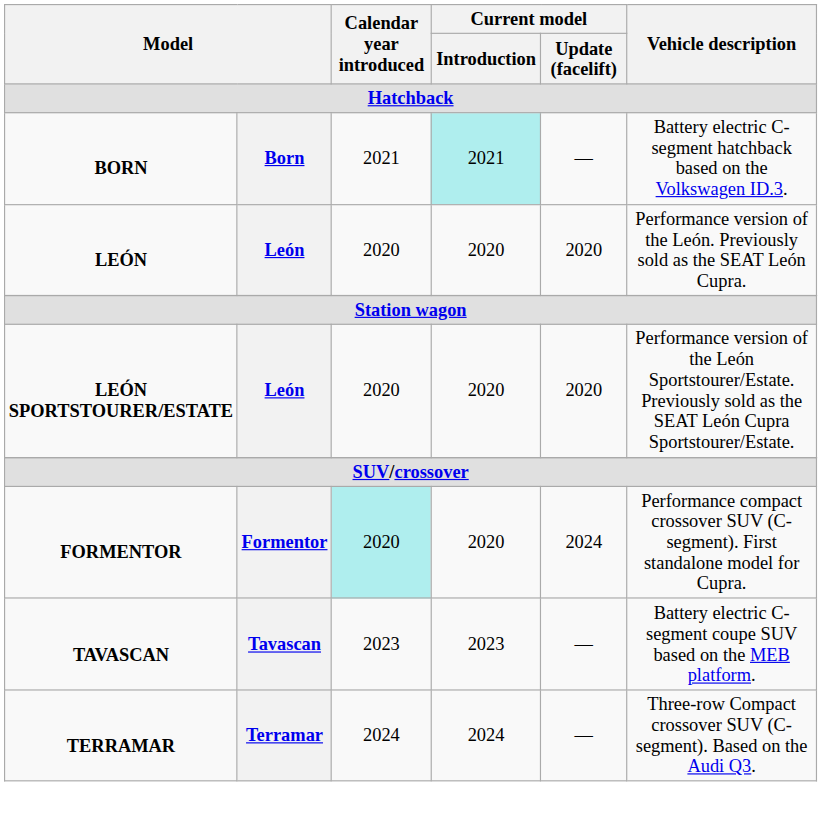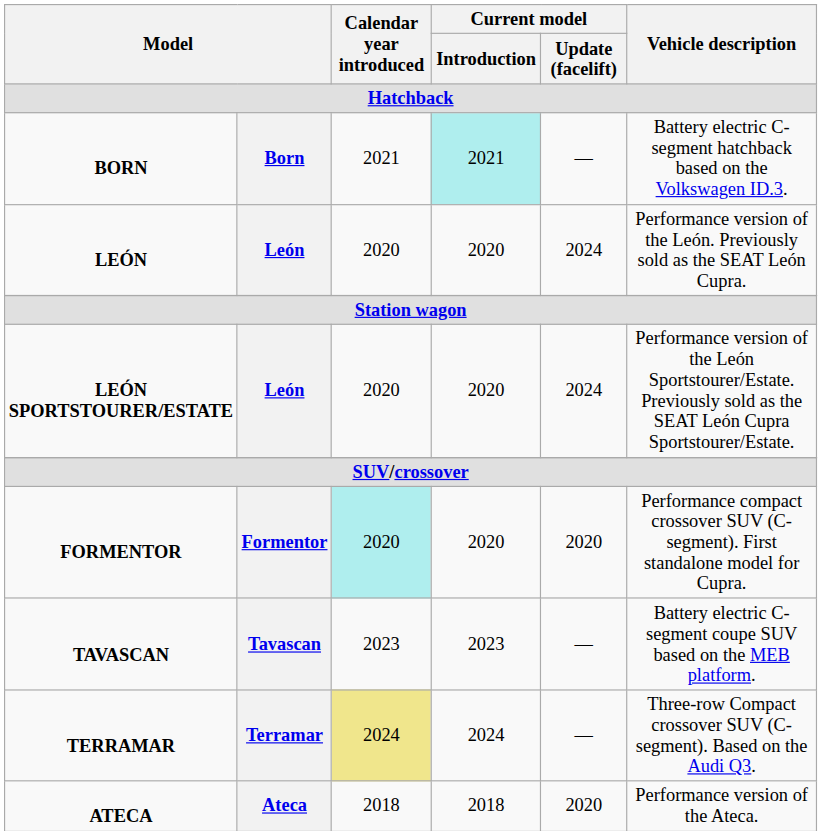(584, 249) 2020 -> (584, 249) 2024
(584, 390) 2020 -> (584, 390) 2024
(584, 542) 2024 -> (584, 542) 2020
(381, 735) no background -> (381, 735) khaki background
+ row: (121, 816)
